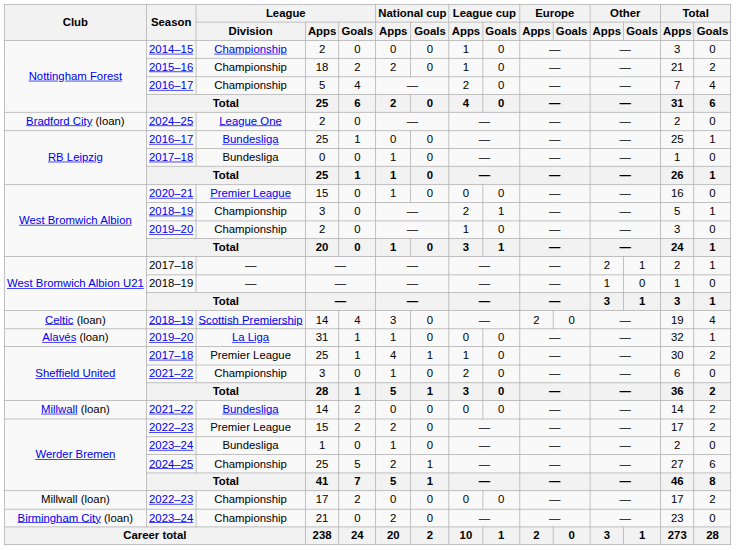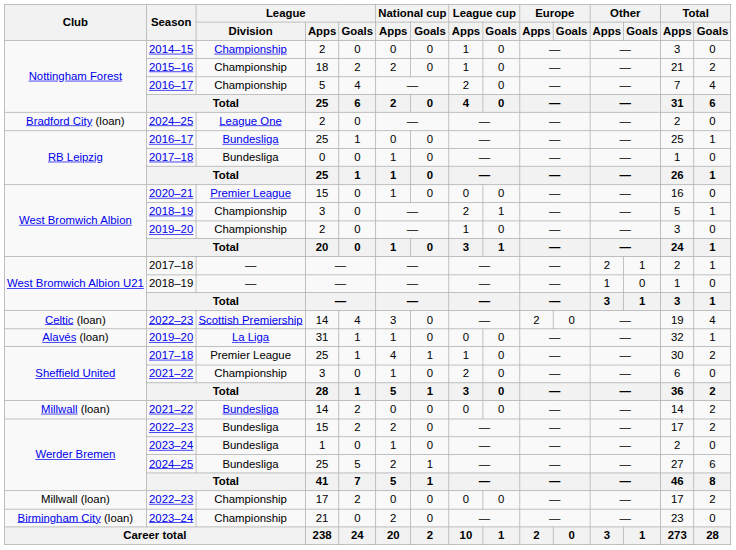(171, 319) 2018–19 -> (171, 319) 2022–23
(251, 427) Premier League -> (251, 427) Bundesliga
(251, 463) Championship -> (251, 463) Bundesliga
